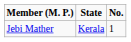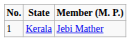columns swapped: (116, 12) <-> (40, 12)
